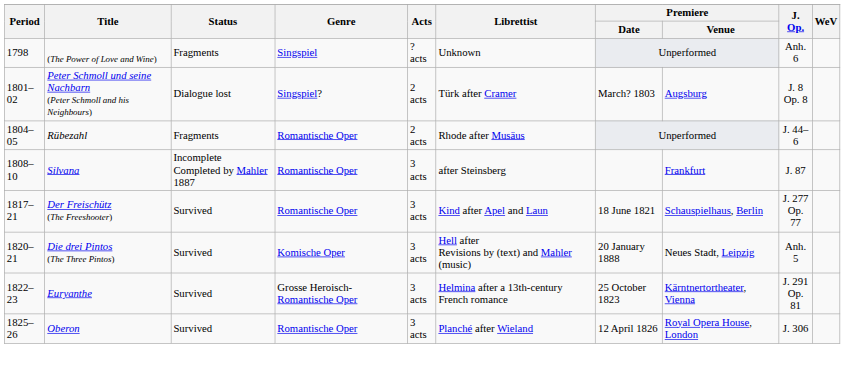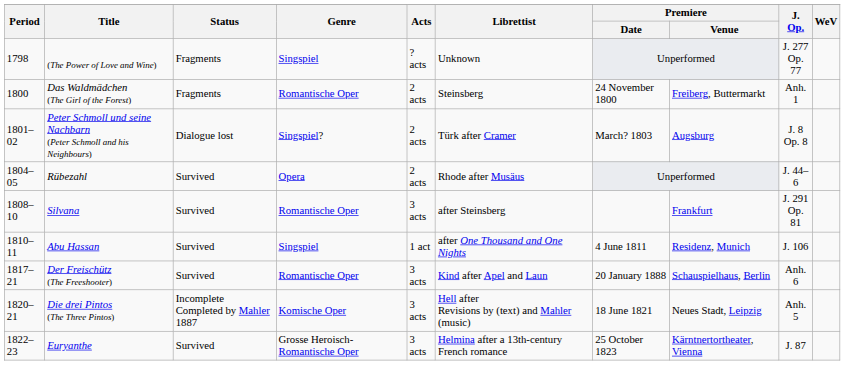(796, 53) Anh. 6 -> (796, 59) J. 277 Op. 77
+ row: (89, 94)
(196, 135) Fragments -> (195, 176) Survived
(317, 135) Romantische Oper -> (292, 176) Opera
(220, 170) Incomplete Completed by Mahler 1887 -> (195, 211) Survived
(796, 170) J. 87 -> (796, 211) J. 291 Op. 81
+ row: (73, 246)
(627, 211) 18 June 1821 -> (631, 275) 20 January 1888
(796, 211) J. 277 Op. 77 -> (796, 275) Anh. 6
(193, 252) Survived -> (223, 310) Incomplete Completed by Mahler 1887
(621, 252) 20 January 1888 -> (624, 310) 18 June 1821
(796, 293) J. 291 Op. 81 -> (796, 345) J. 87
- row: (63, 328)
